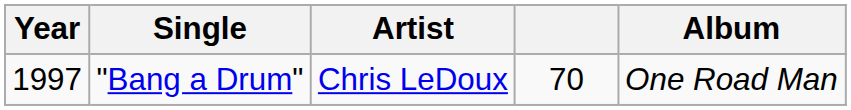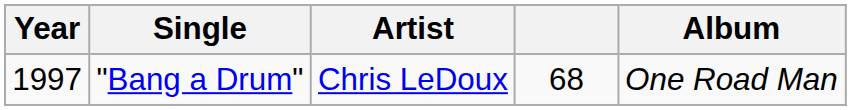(566, 79) 70 -> (566, 79) 68
